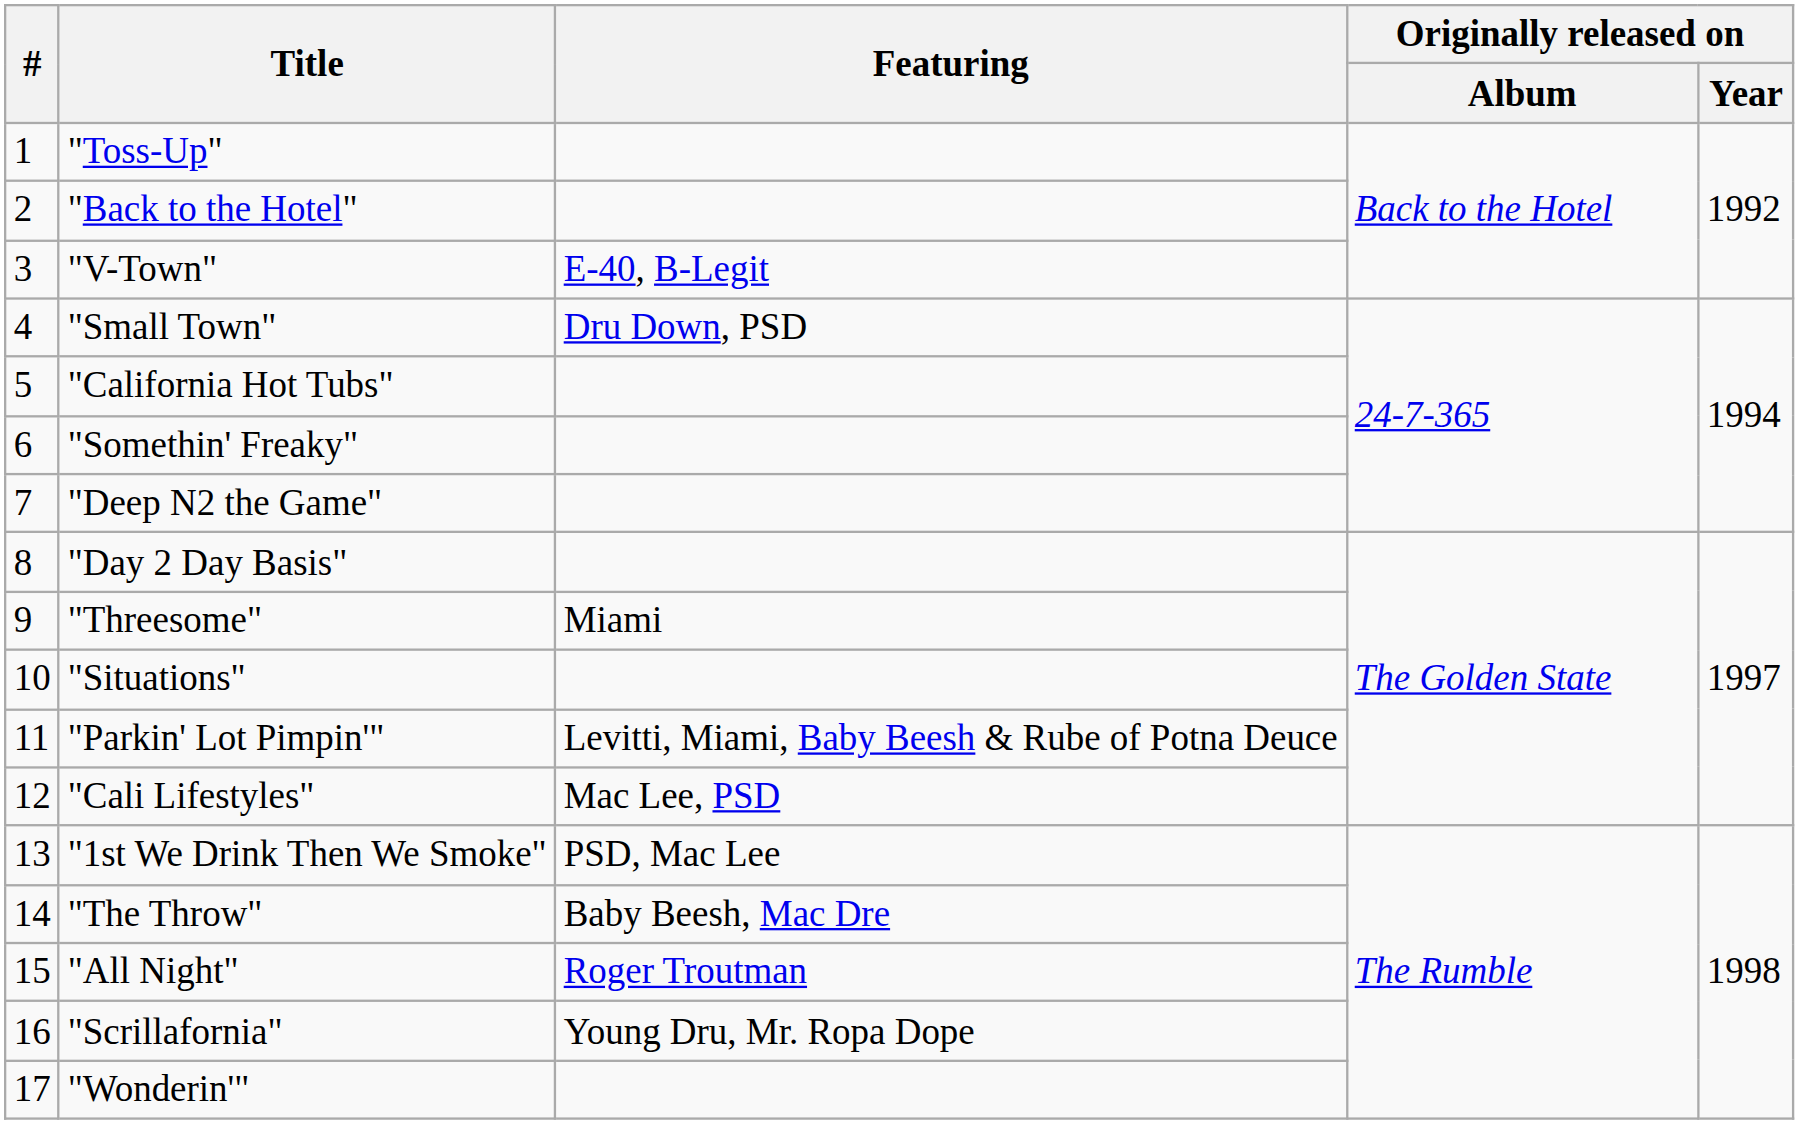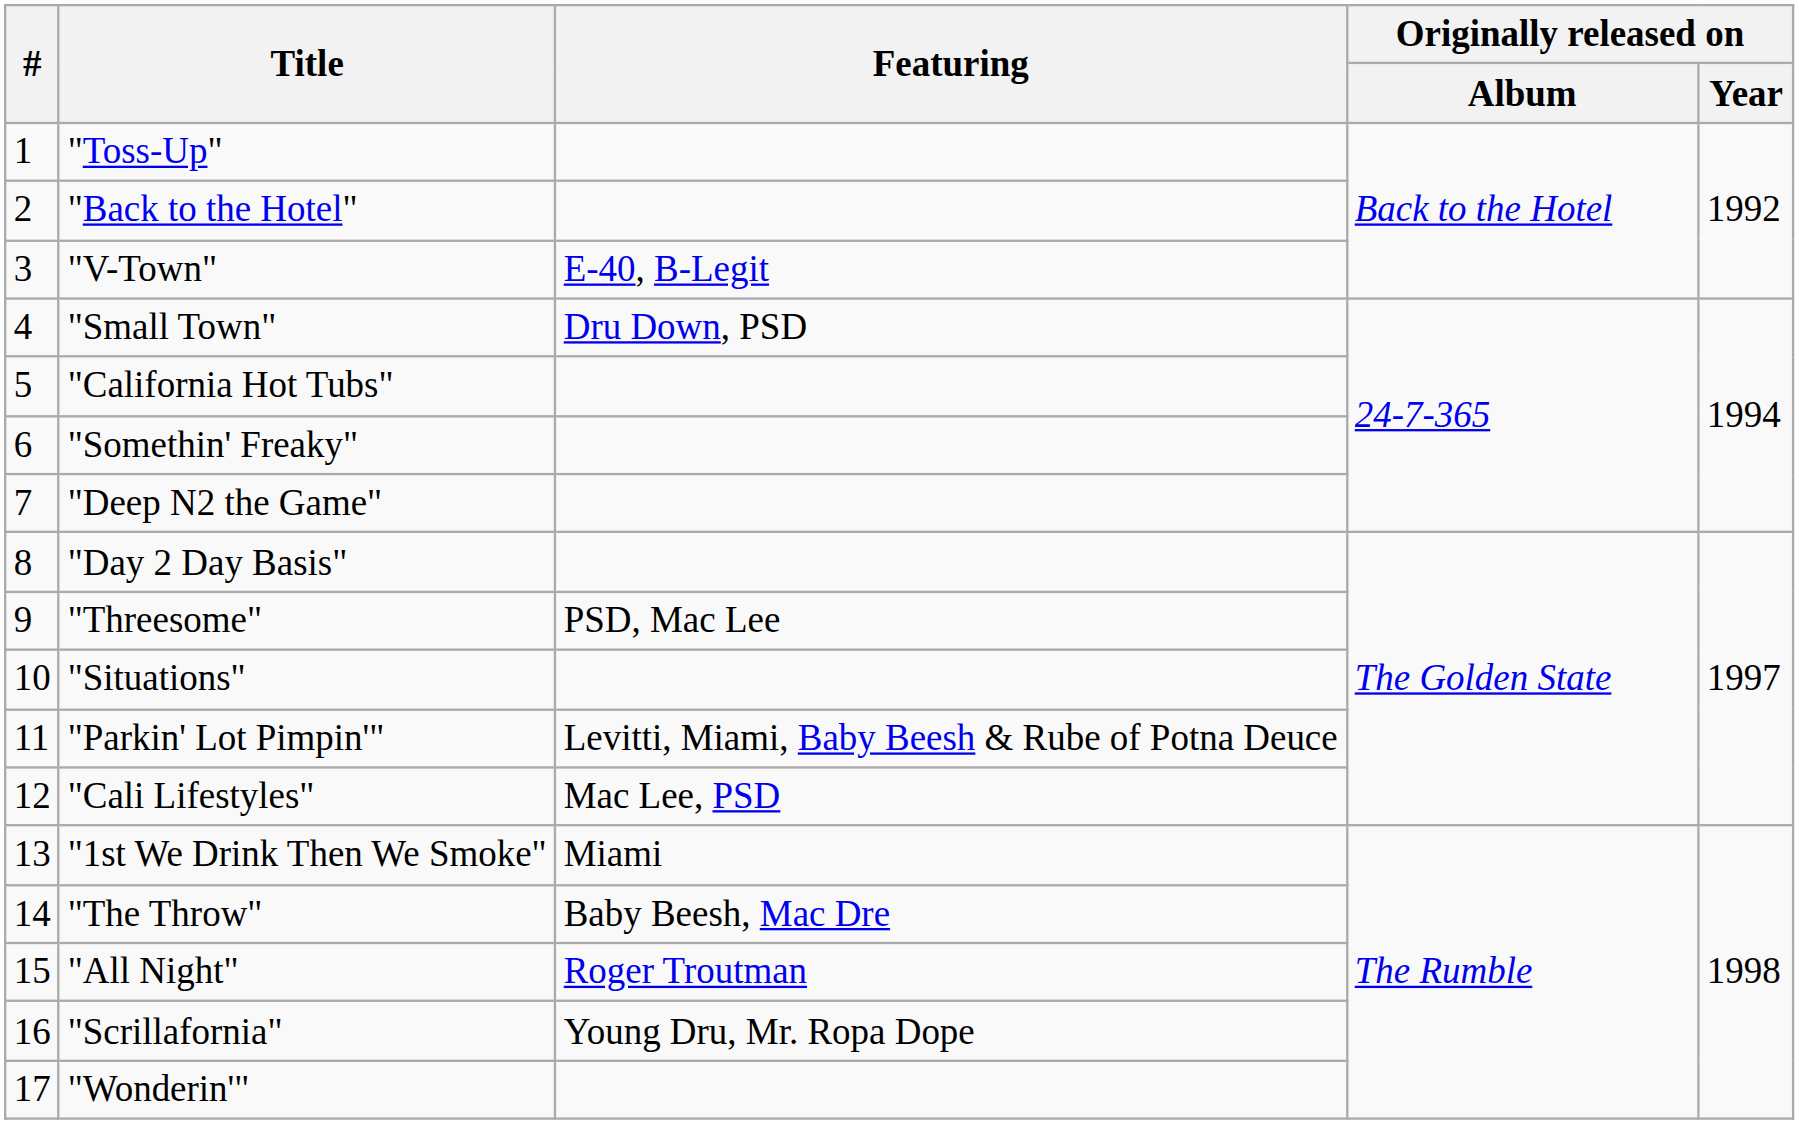(613, 619) Miami -> (672, 619) PSD, Mac Lee
(672, 854) PSD, Mac Lee -> (613, 854) Miami
